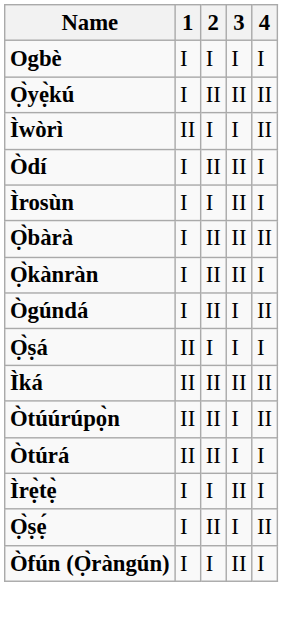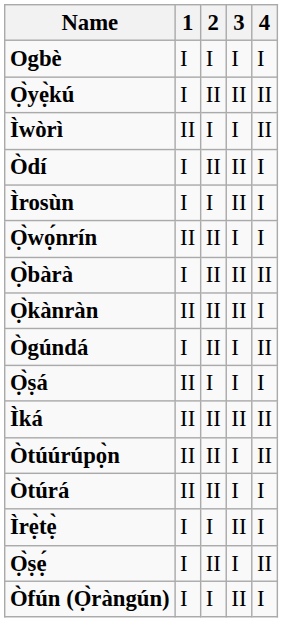+ row: (54, 238)
(184, 274) I -> (188, 310) II
